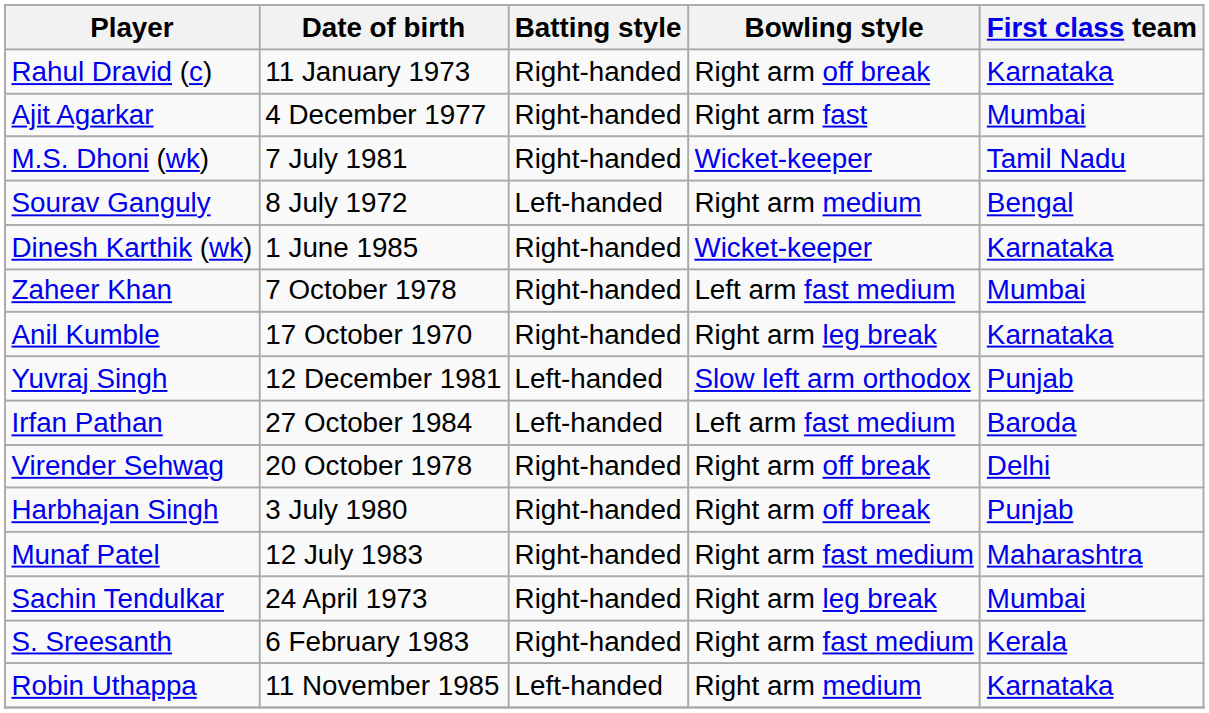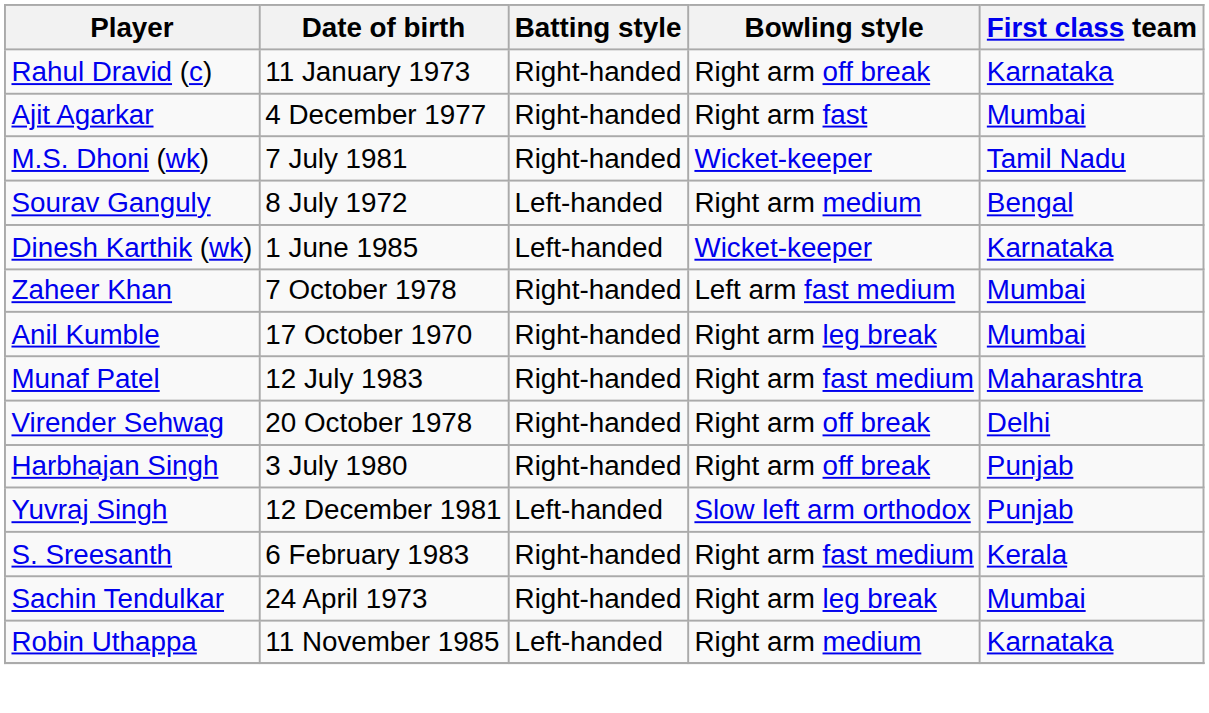(598, 247) Right-handed -> (589, 247) Left-handed
(1050, 335) Karnataka -> (1036, 335) Mumbai
rows swapped: (86, 554) <-> (89, 379)
- row: (87, 422)
rows swapped: (92, 642) <-> (118, 598)
